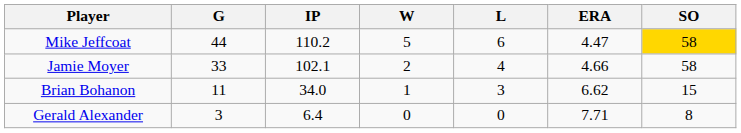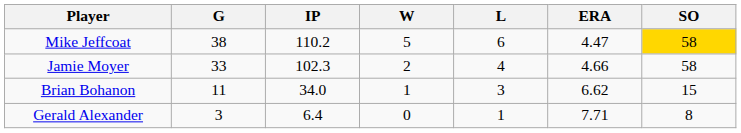(219, 41) 44 -> (219, 41) 38
(313, 66) 102.1 -> (313, 66) 102.3
(501, 115) 0 -> (501, 115) 1
